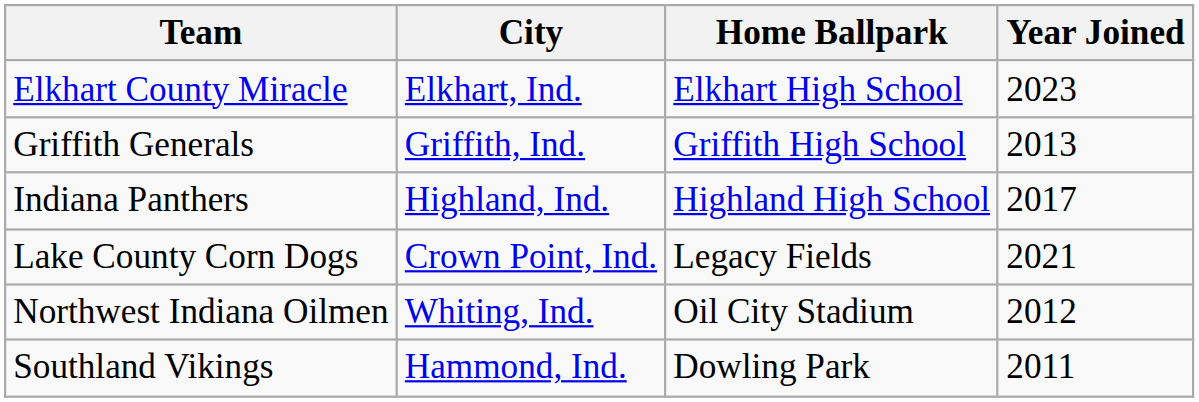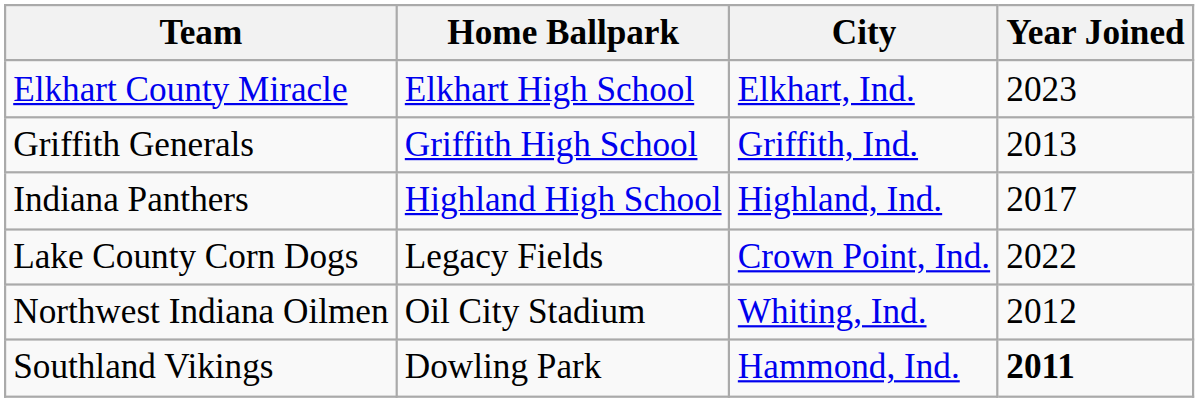columns swapped: (531, 32) <-> (832, 32)
(1042, 255) 2021 -> (1042, 255) 2022
(1041, 367) normal -> (1041, 367) bold
